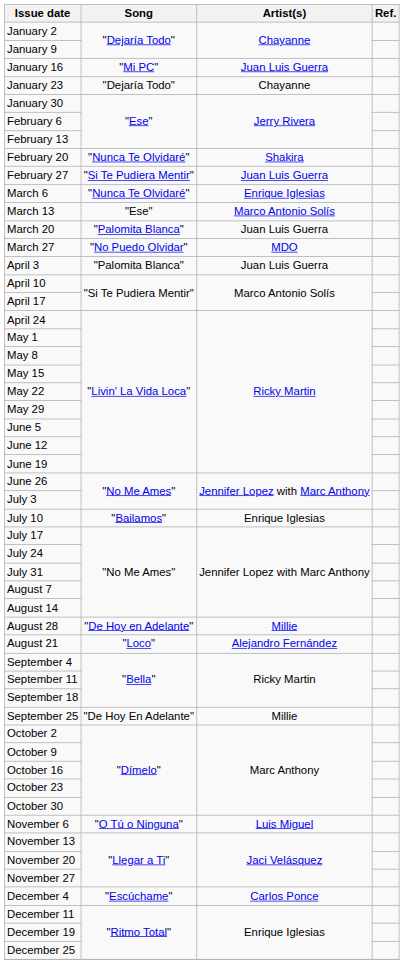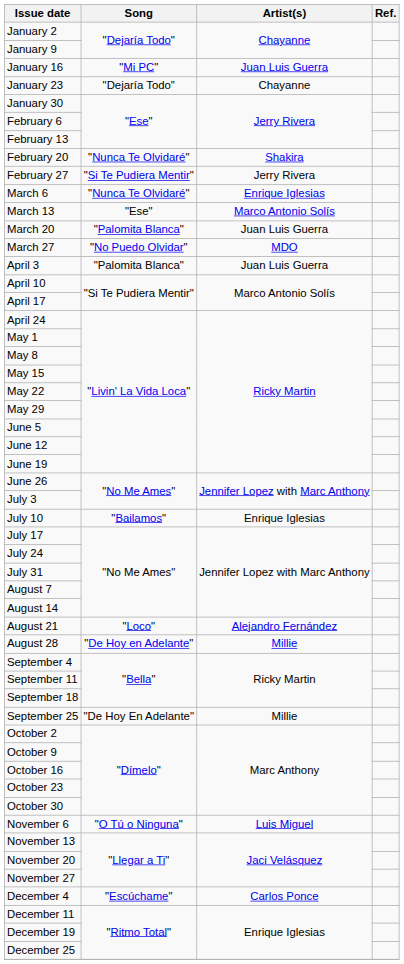(284, 175) Juan Luis Guerra -> (284, 175) Jerry Rivera
rows swapped: (33, 644) <-> (33, 626)
